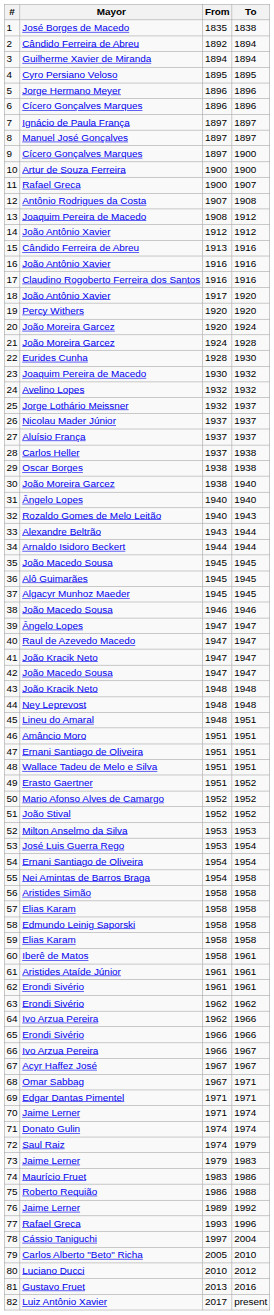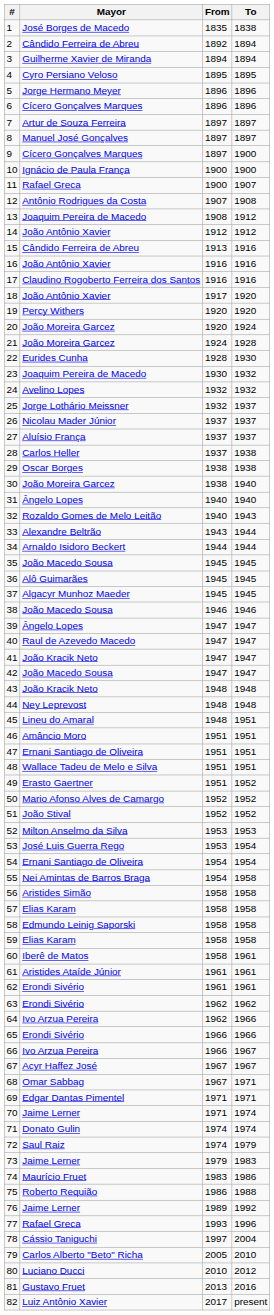(76, 122) Ignácio de Paula França -> (74, 122) Artur de Souza Ferreira
(74, 169) Artur de Souza Ferreira -> (76, 169) Ignácio de Paula França
